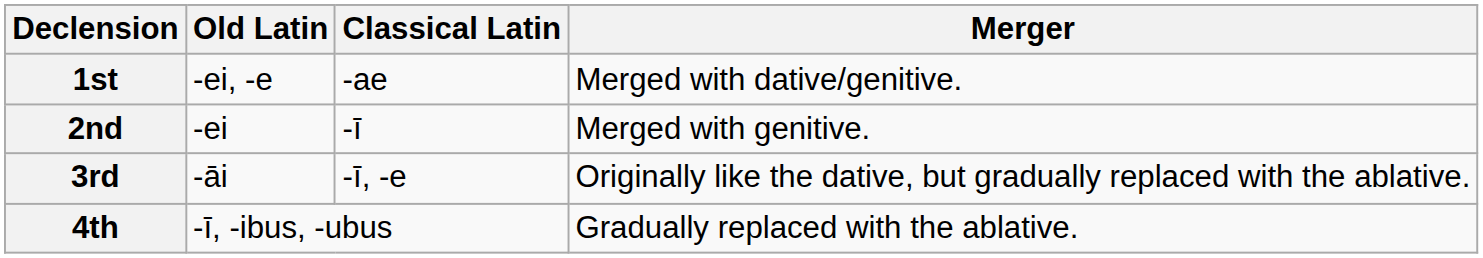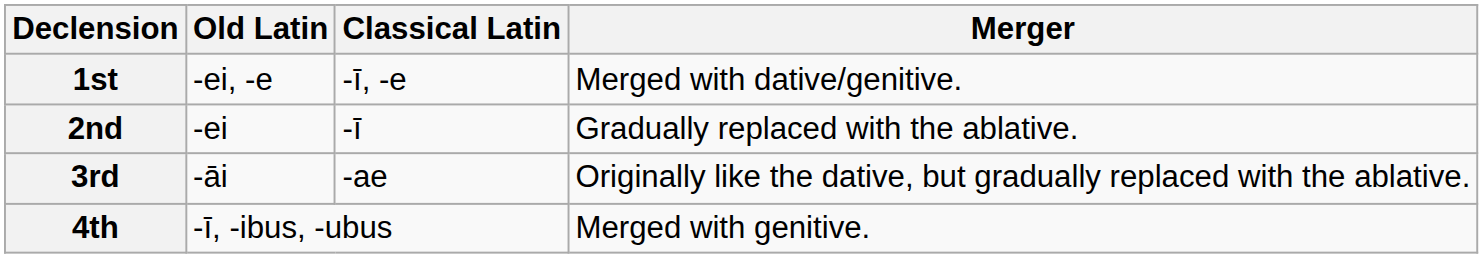(365, 78) -ae -> (375, 78) -ī, -e
(723, 128) Merged with genitive. -> (827, 128) Gradually replaced with the ablative.
(375, 177) -ī, -e -> (365, 177) -ae
(827, 227) Gradually replaced with the ablative. -> (723, 227) Merged with genitive.
